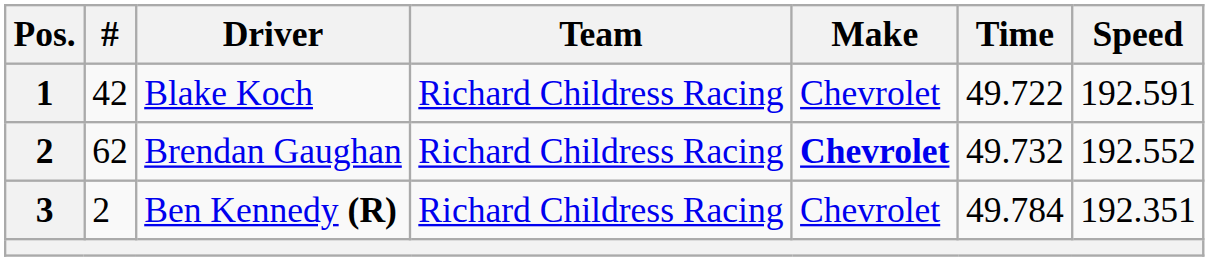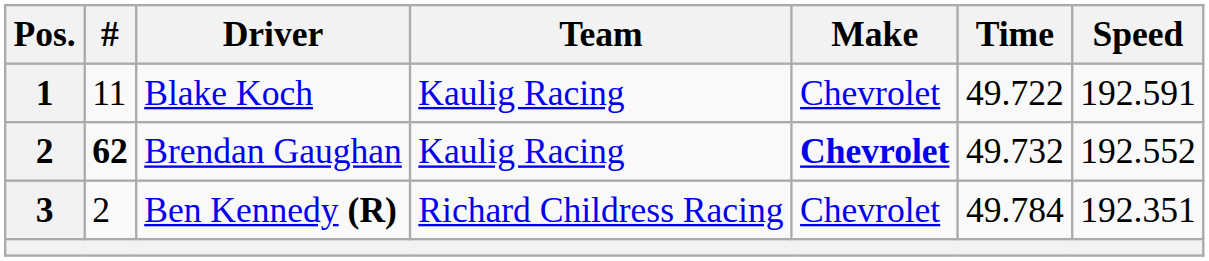(110, 92) 42 -> (109, 92) 11
(601, 92) Richard Childress Racing -> (521, 92) Kaulig Racing
(110, 151) normal -> (110, 151) bold
(601, 151) Richard Childress Racing -> (521, 151) Kaulig Racing
